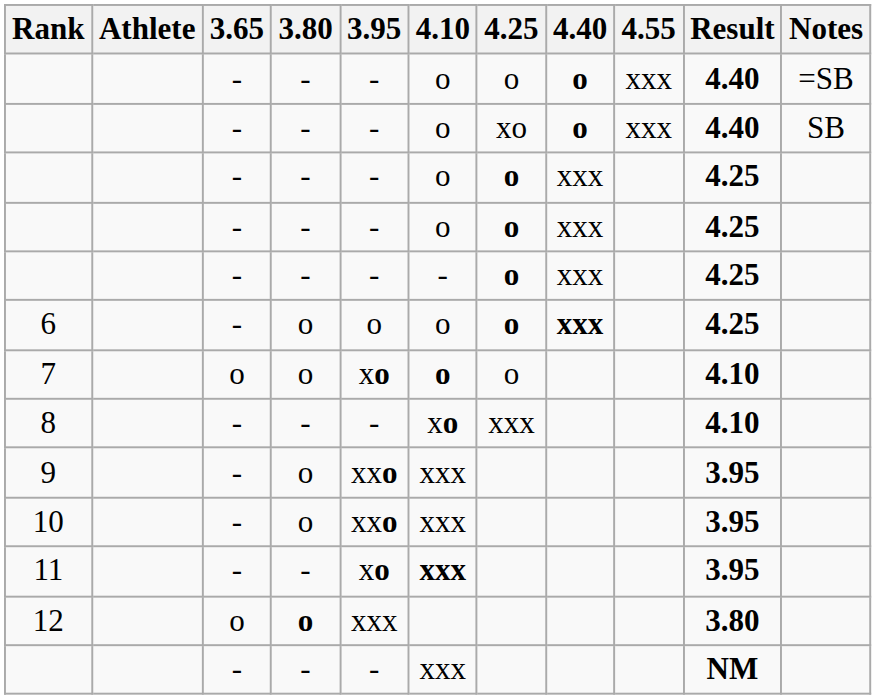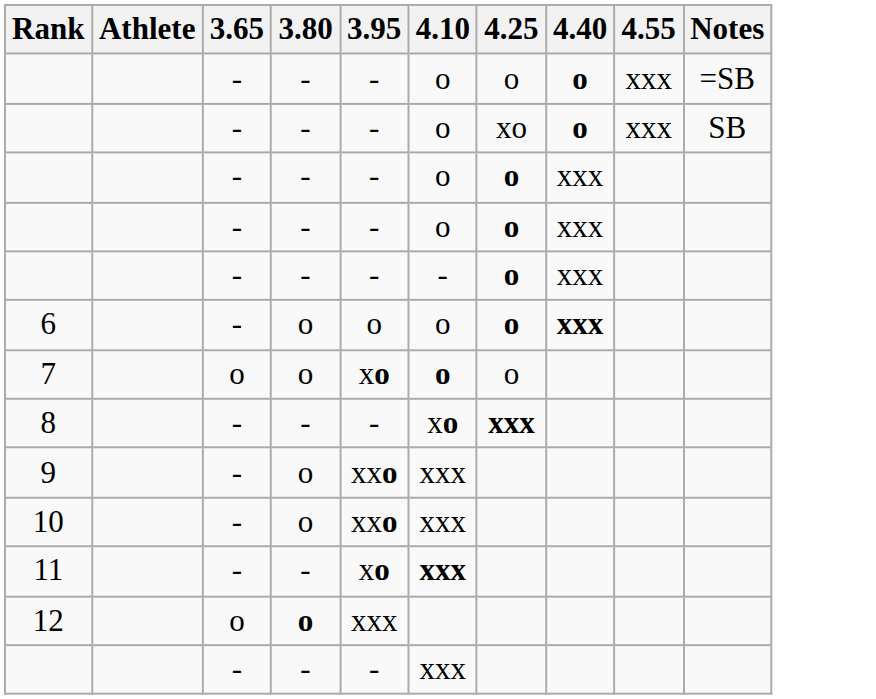- column: (732, 29)
(511, 422) normal -> (511, 422) bold
